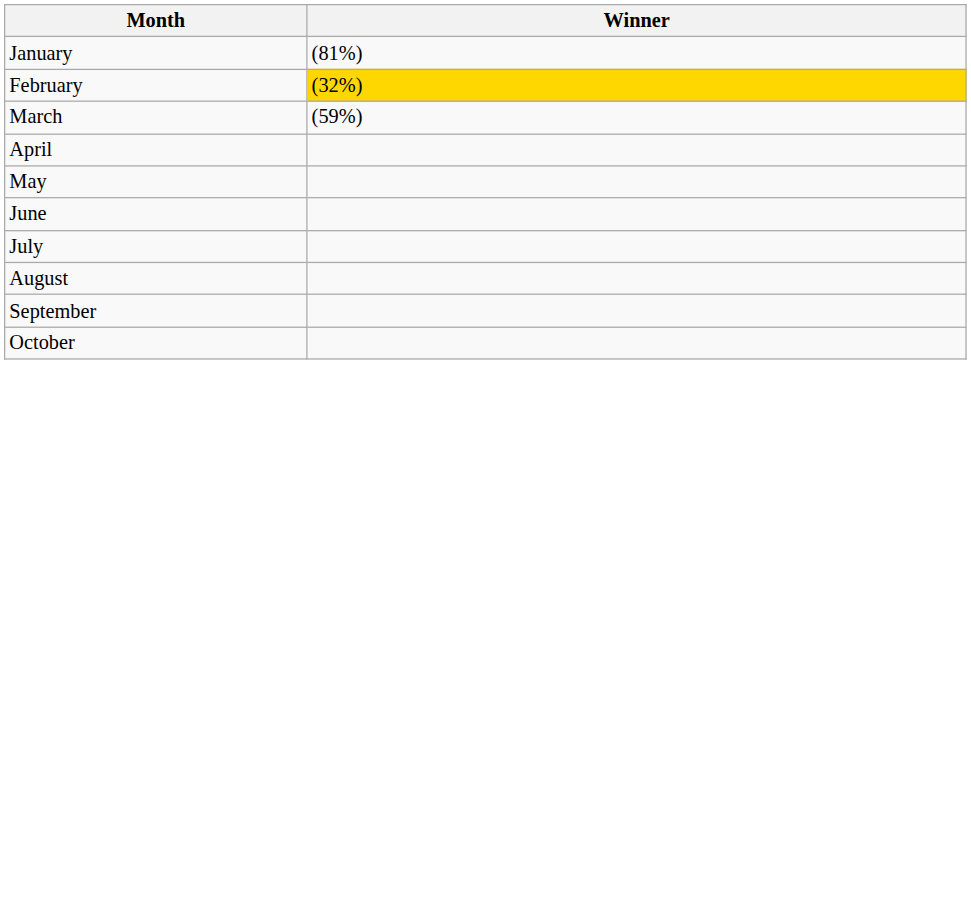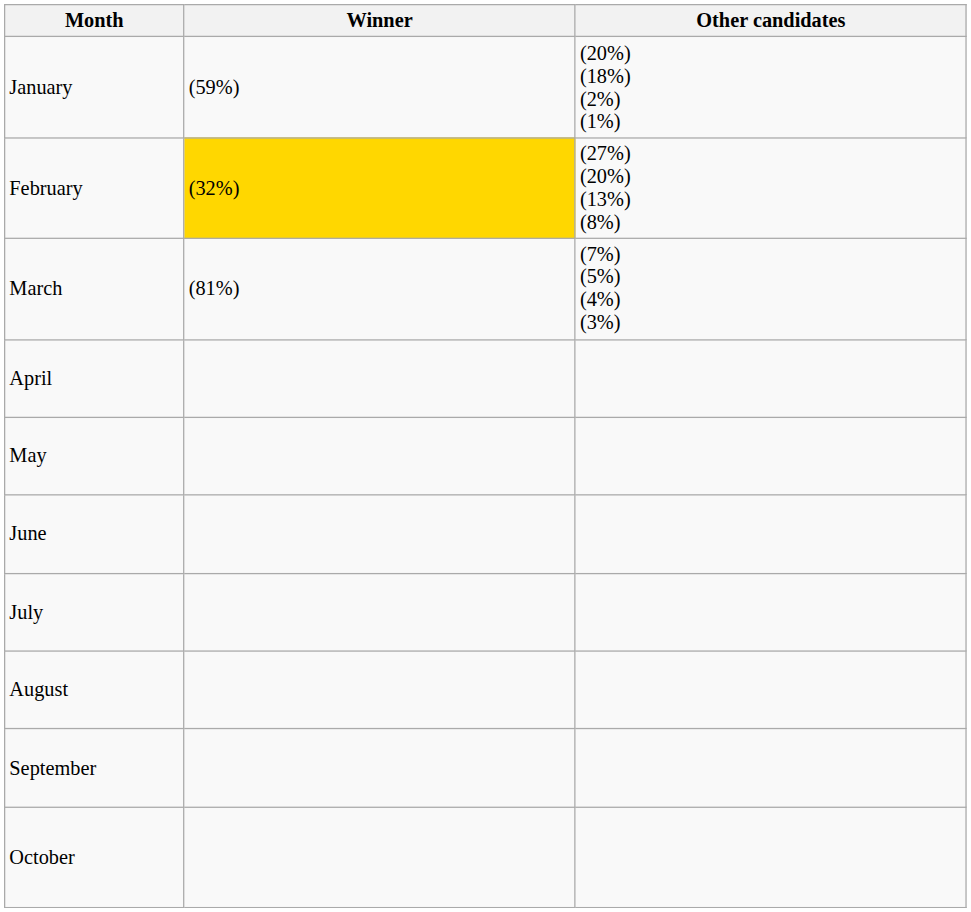+ column: (771, 20)
(337, 52) (81%) -> (214, 87) (59%)
(337, 117) (59%) -> (214, 288) (81%)
